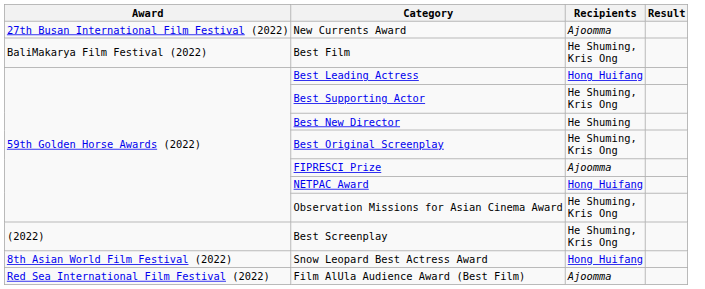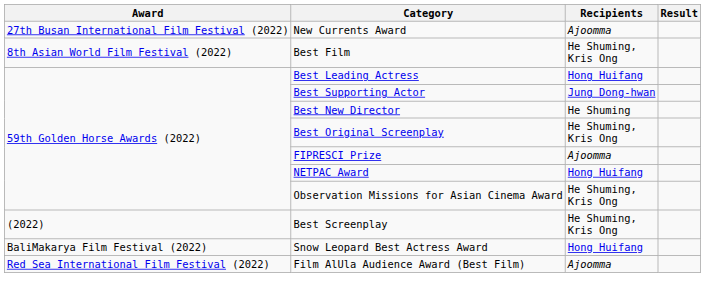(107, 53) BaliMakarya Film Festival (2022) -> (120, 53) 8th Asian World Film Festival (2022)
(602, 99) He Shuming, Kris Ong -> (612, 93) Jung Dong-hwan
(120, 259) 8th Asian World Film Festival (2022) -> (107, 247) BaliMakarya Film Festival (2022)
